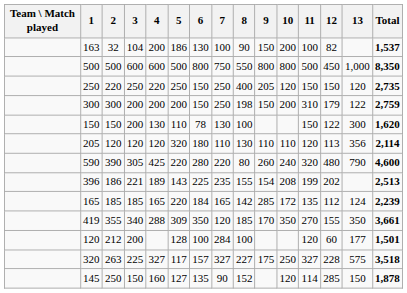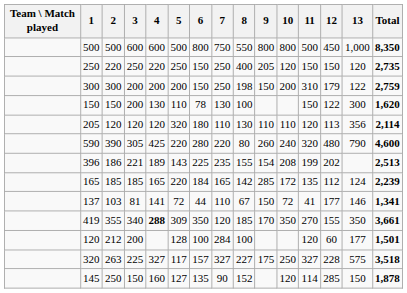- row: (91, 47)
+ row: (91, 201)
(157, 220) normal -> (157, 220) bold
